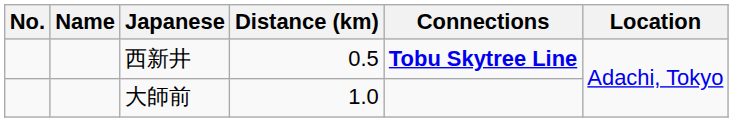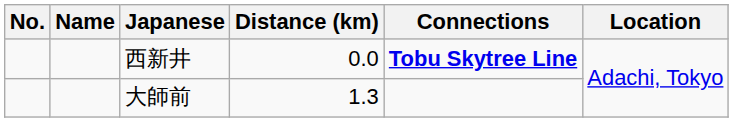(363, 58) 0.5 -> (363, 58) 0.0
(363, 97) 1.0 -> (363, 97) 1.3
